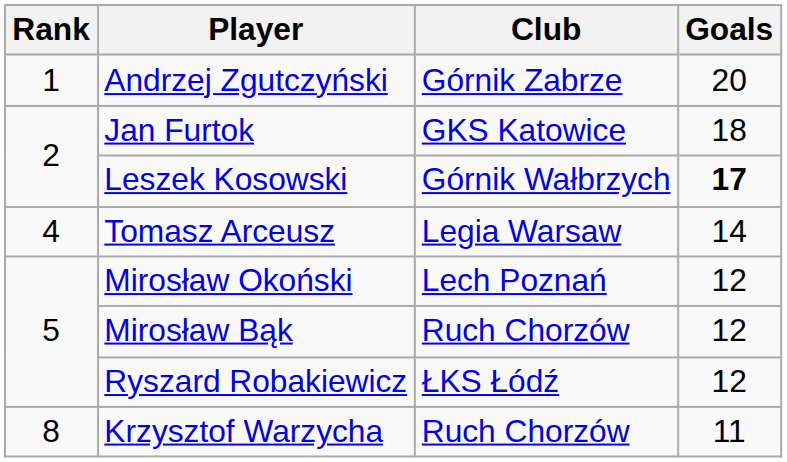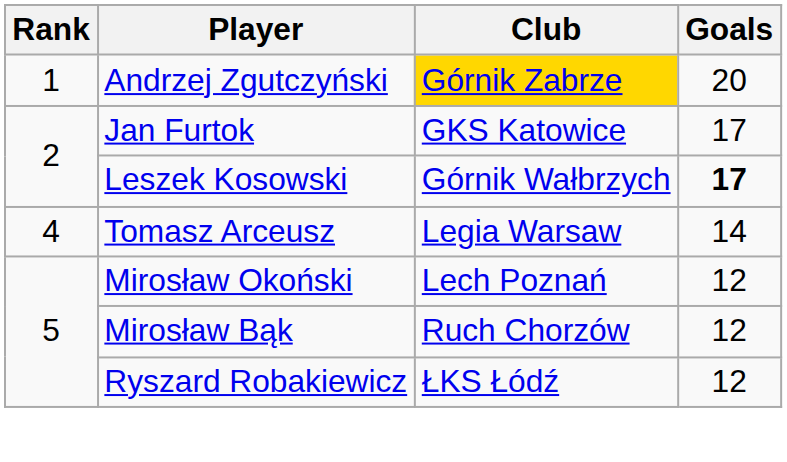(522, 79) no background -> (522, 79) gold background
(729, 130) 18 -> (729, 130) 17
- row: (244, 431)
